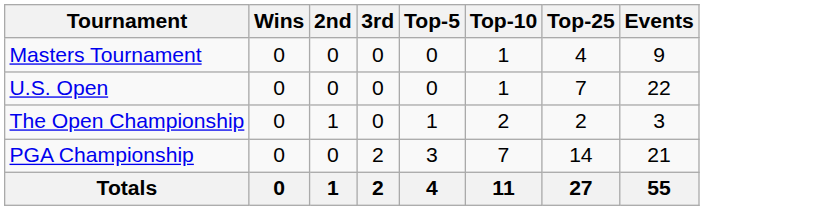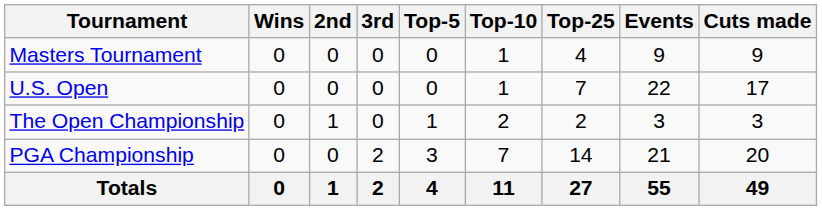+ column: (757, 21)
